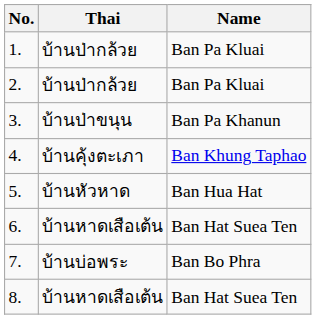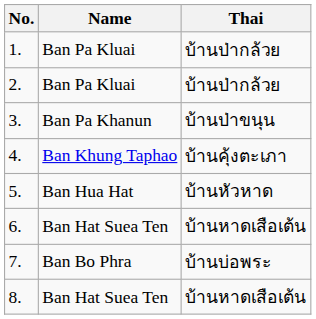columns swapped: (239, 18) <-> (103, 18)
